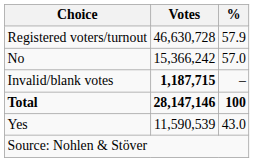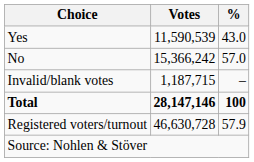rows swapped: (18, 124) <-> (77, 37)
(188, 80) bold -> (188, 80) normal
